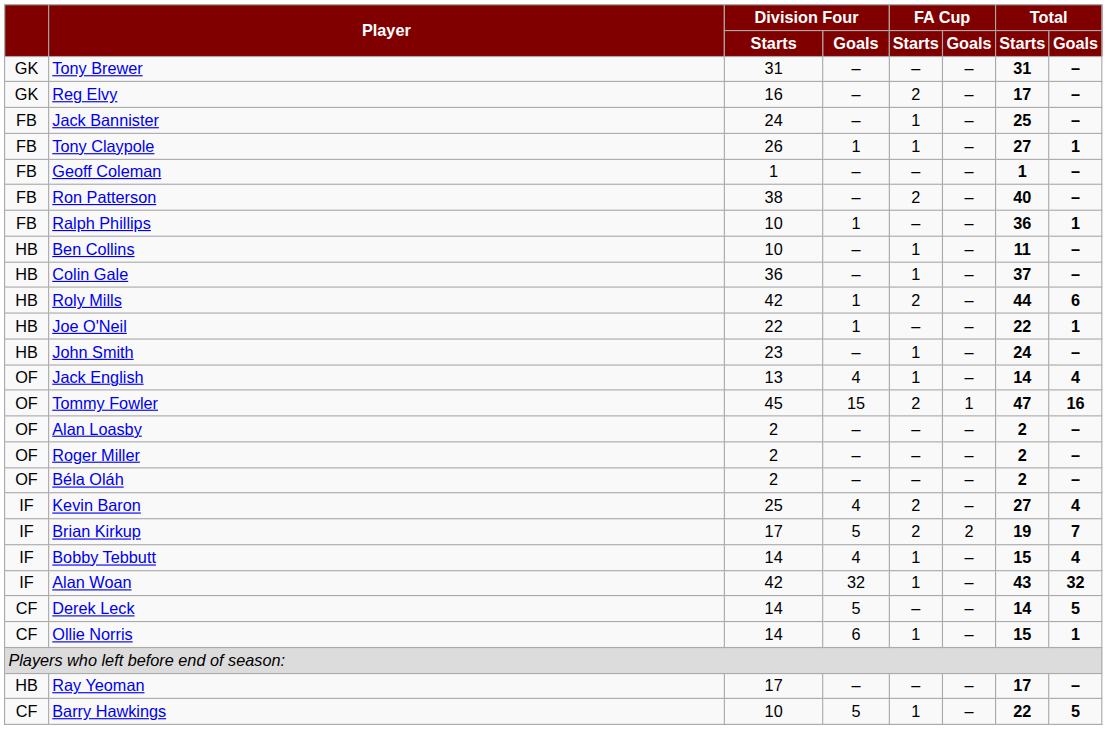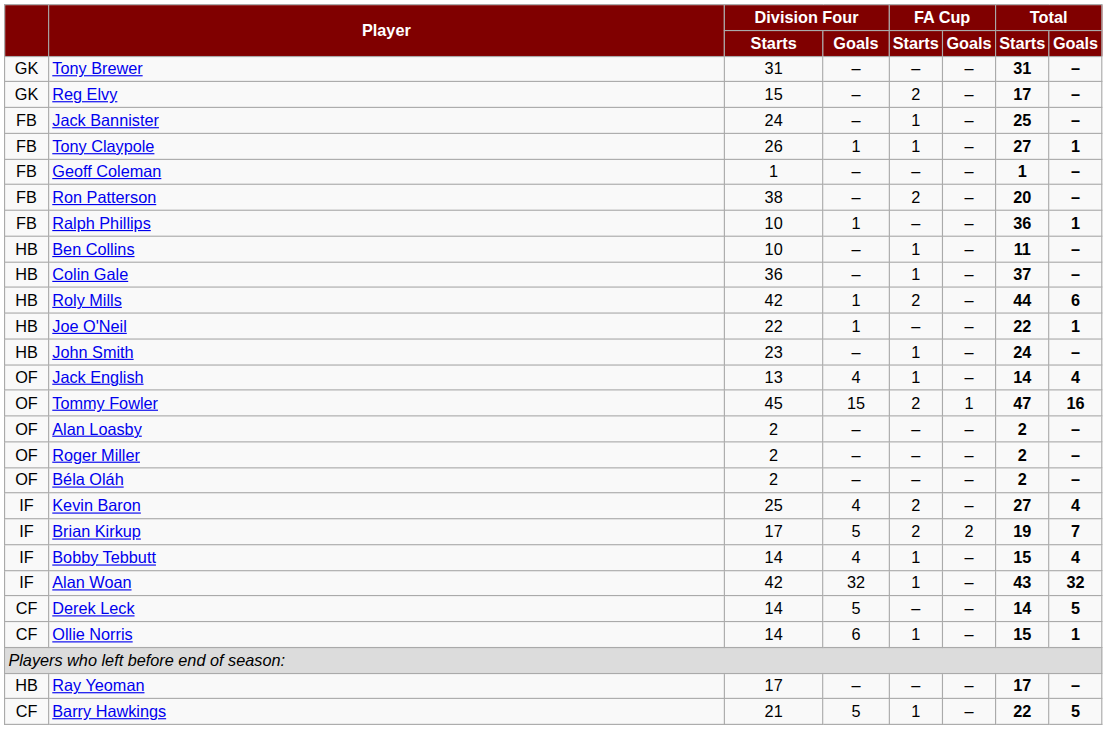(774, 95) 16 -> (774, 95) 15
(1022, 198) 40 -> (1022, 198) 20
(774, 712) 10 -> (774, 712) 21
